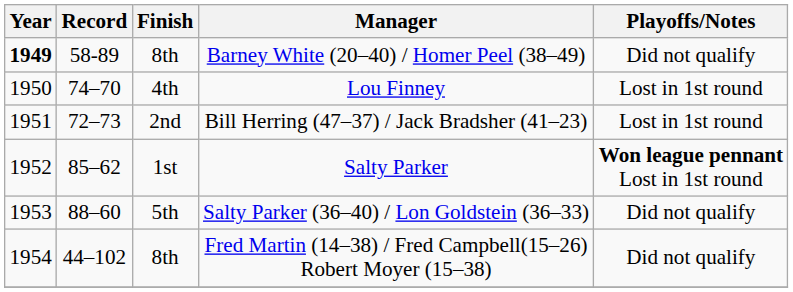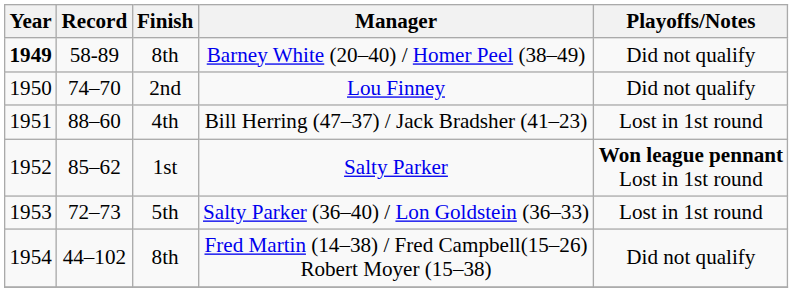(165, 88) 4th -> (165, 88) 2nd
(691, 88) Lost in 1st round -> (691, 88) Did not qualify
(94, 121) 72–73 -> (94, 121) 88–60
(165, 121) 2nd -> (165, 121) 4th
(94, 212) 88–60 -> (94, 212) 72–73
(691, 212) Did not qualify -> (691, 212) Lost in 1st round
